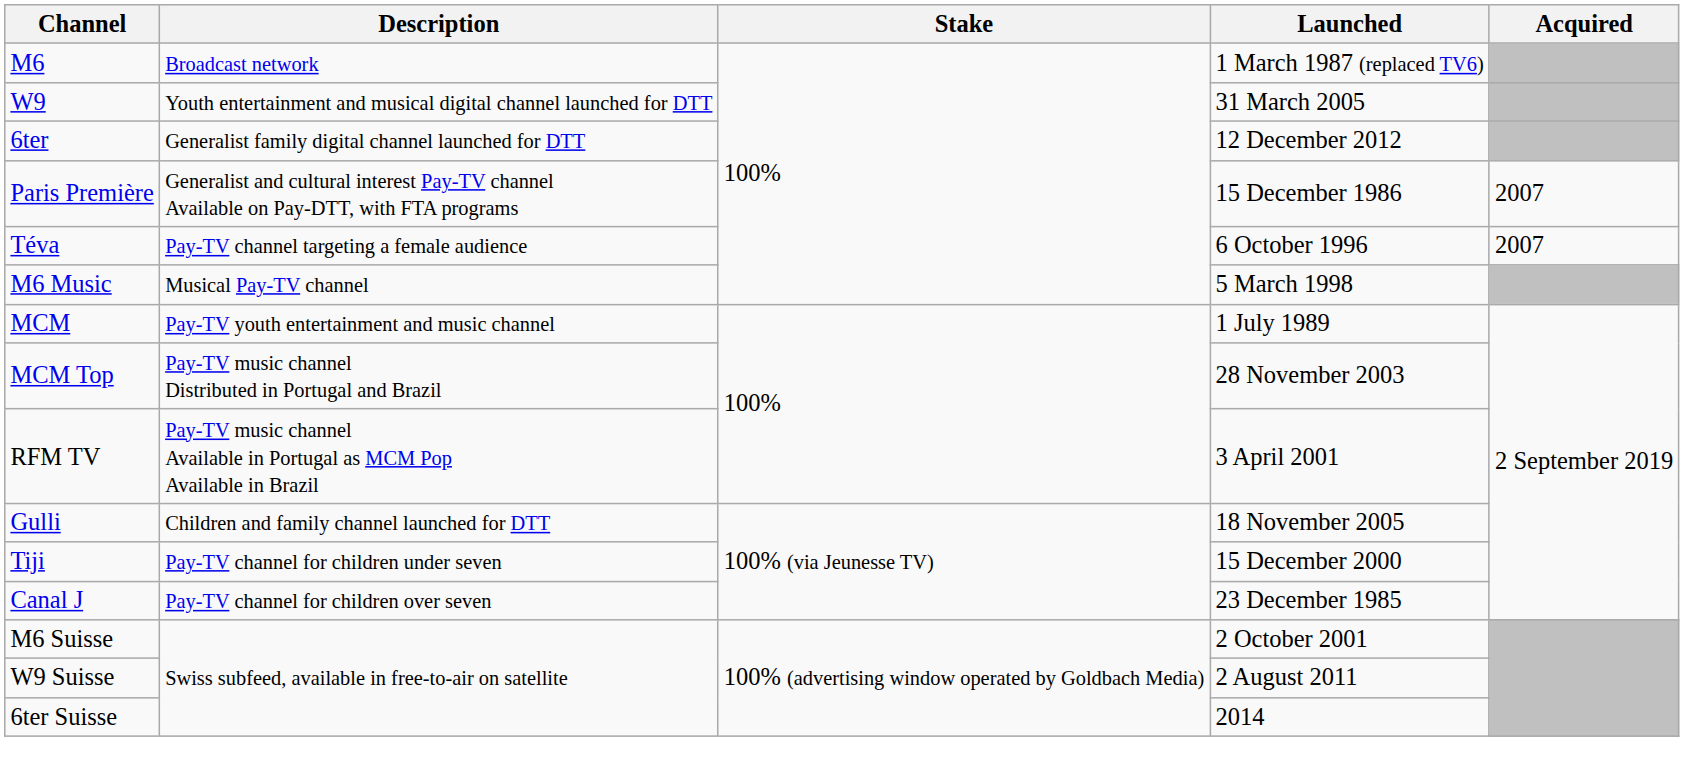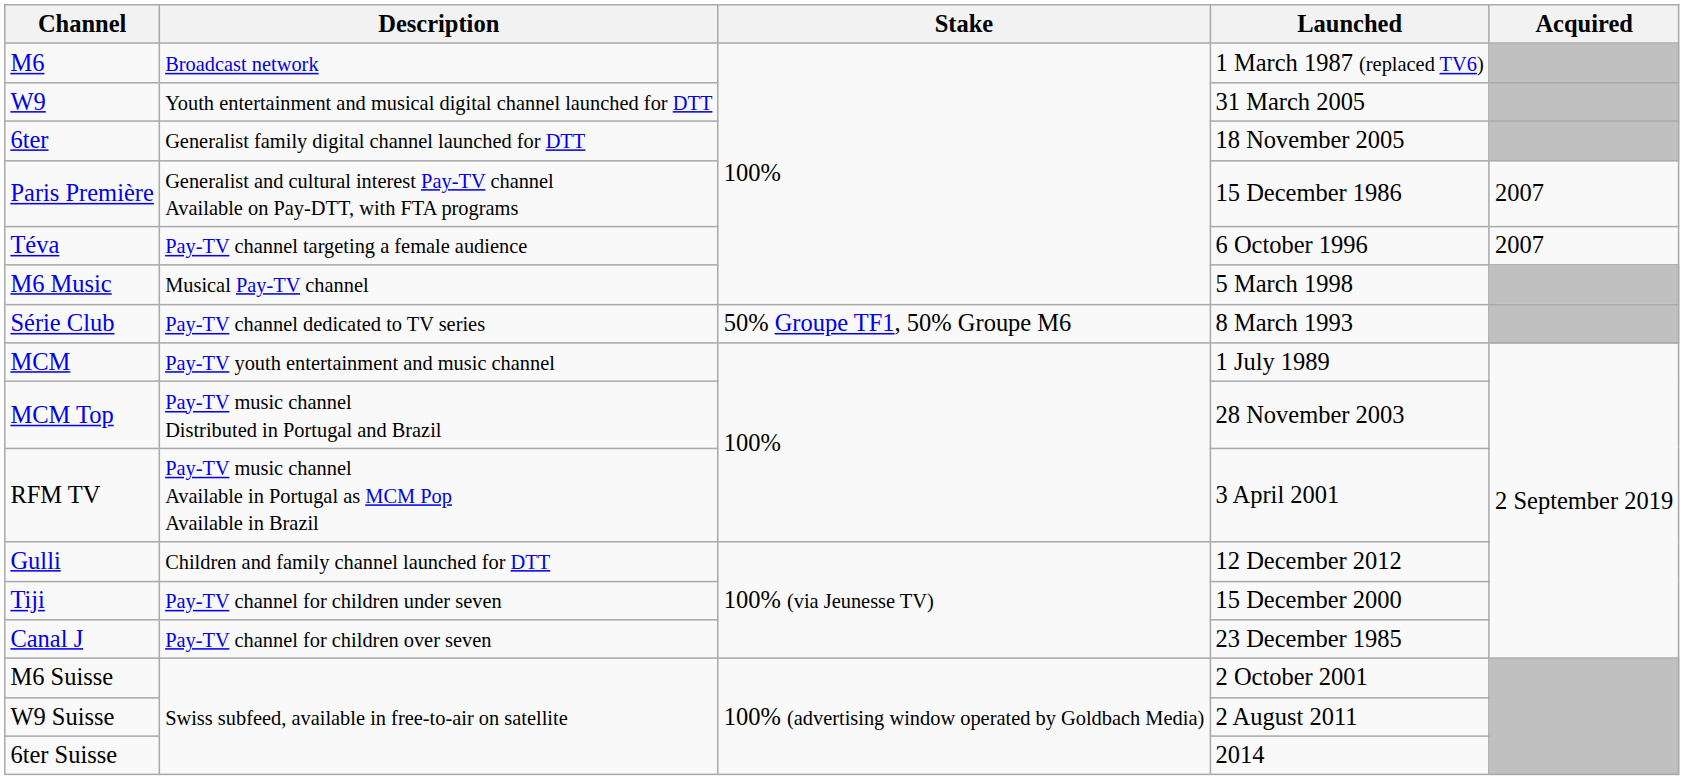(1309, 140) 12 December 2012 -> (1310, 140) 18 November 2005
+ row: (62, 323)
(1310, 522) 18 November 2005 -> (1309, 561) 12 December 2012
